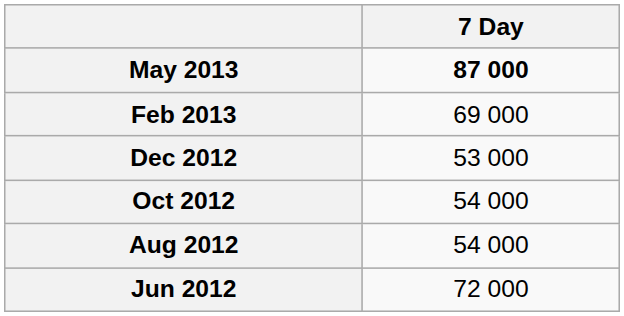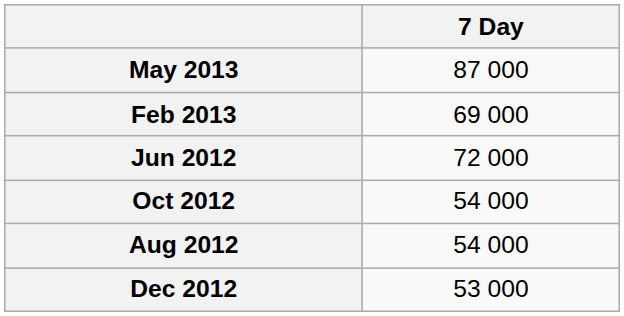(491, 70) bold -> (491, 70) normal
rows swapped: (184, 157) <-> (184, 289)
